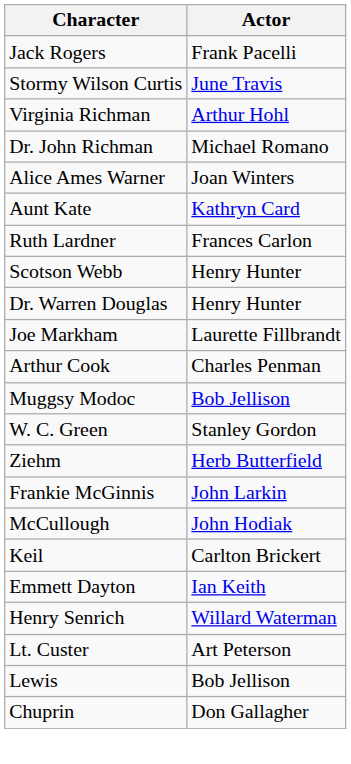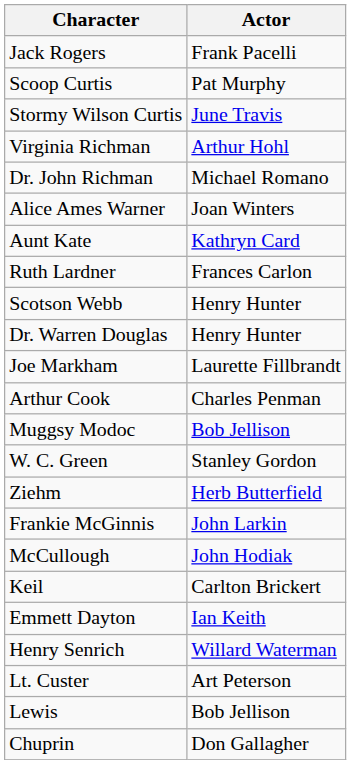+ row: (61, 83)
